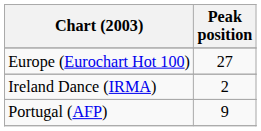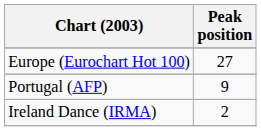rows swapped: (82, 86) <-> (58, 112)
